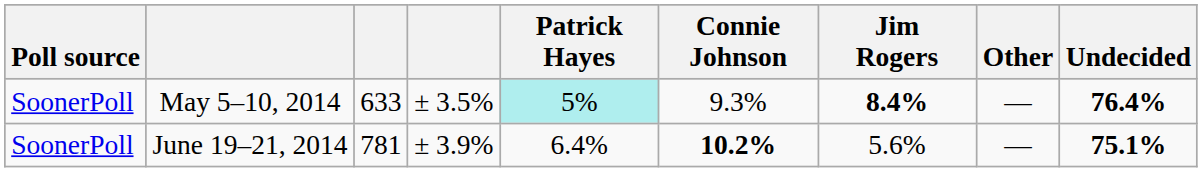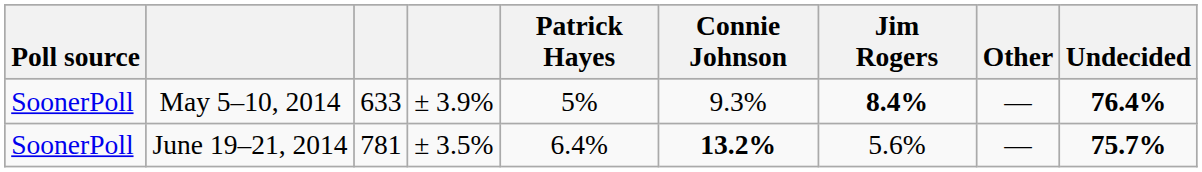(454, 100) ± 3.5% -> (454, 100) ± 3.9%
(579, 100) paleturquoise background -> (579, 100) no background
(454, 144) ± 3.9% -> (454, 144) ± 3.5%
(738, 144) 10.2% -> (738, 144) 13.2%
(1128, 144) 75.1% -> (1128, 144) 75.7%
